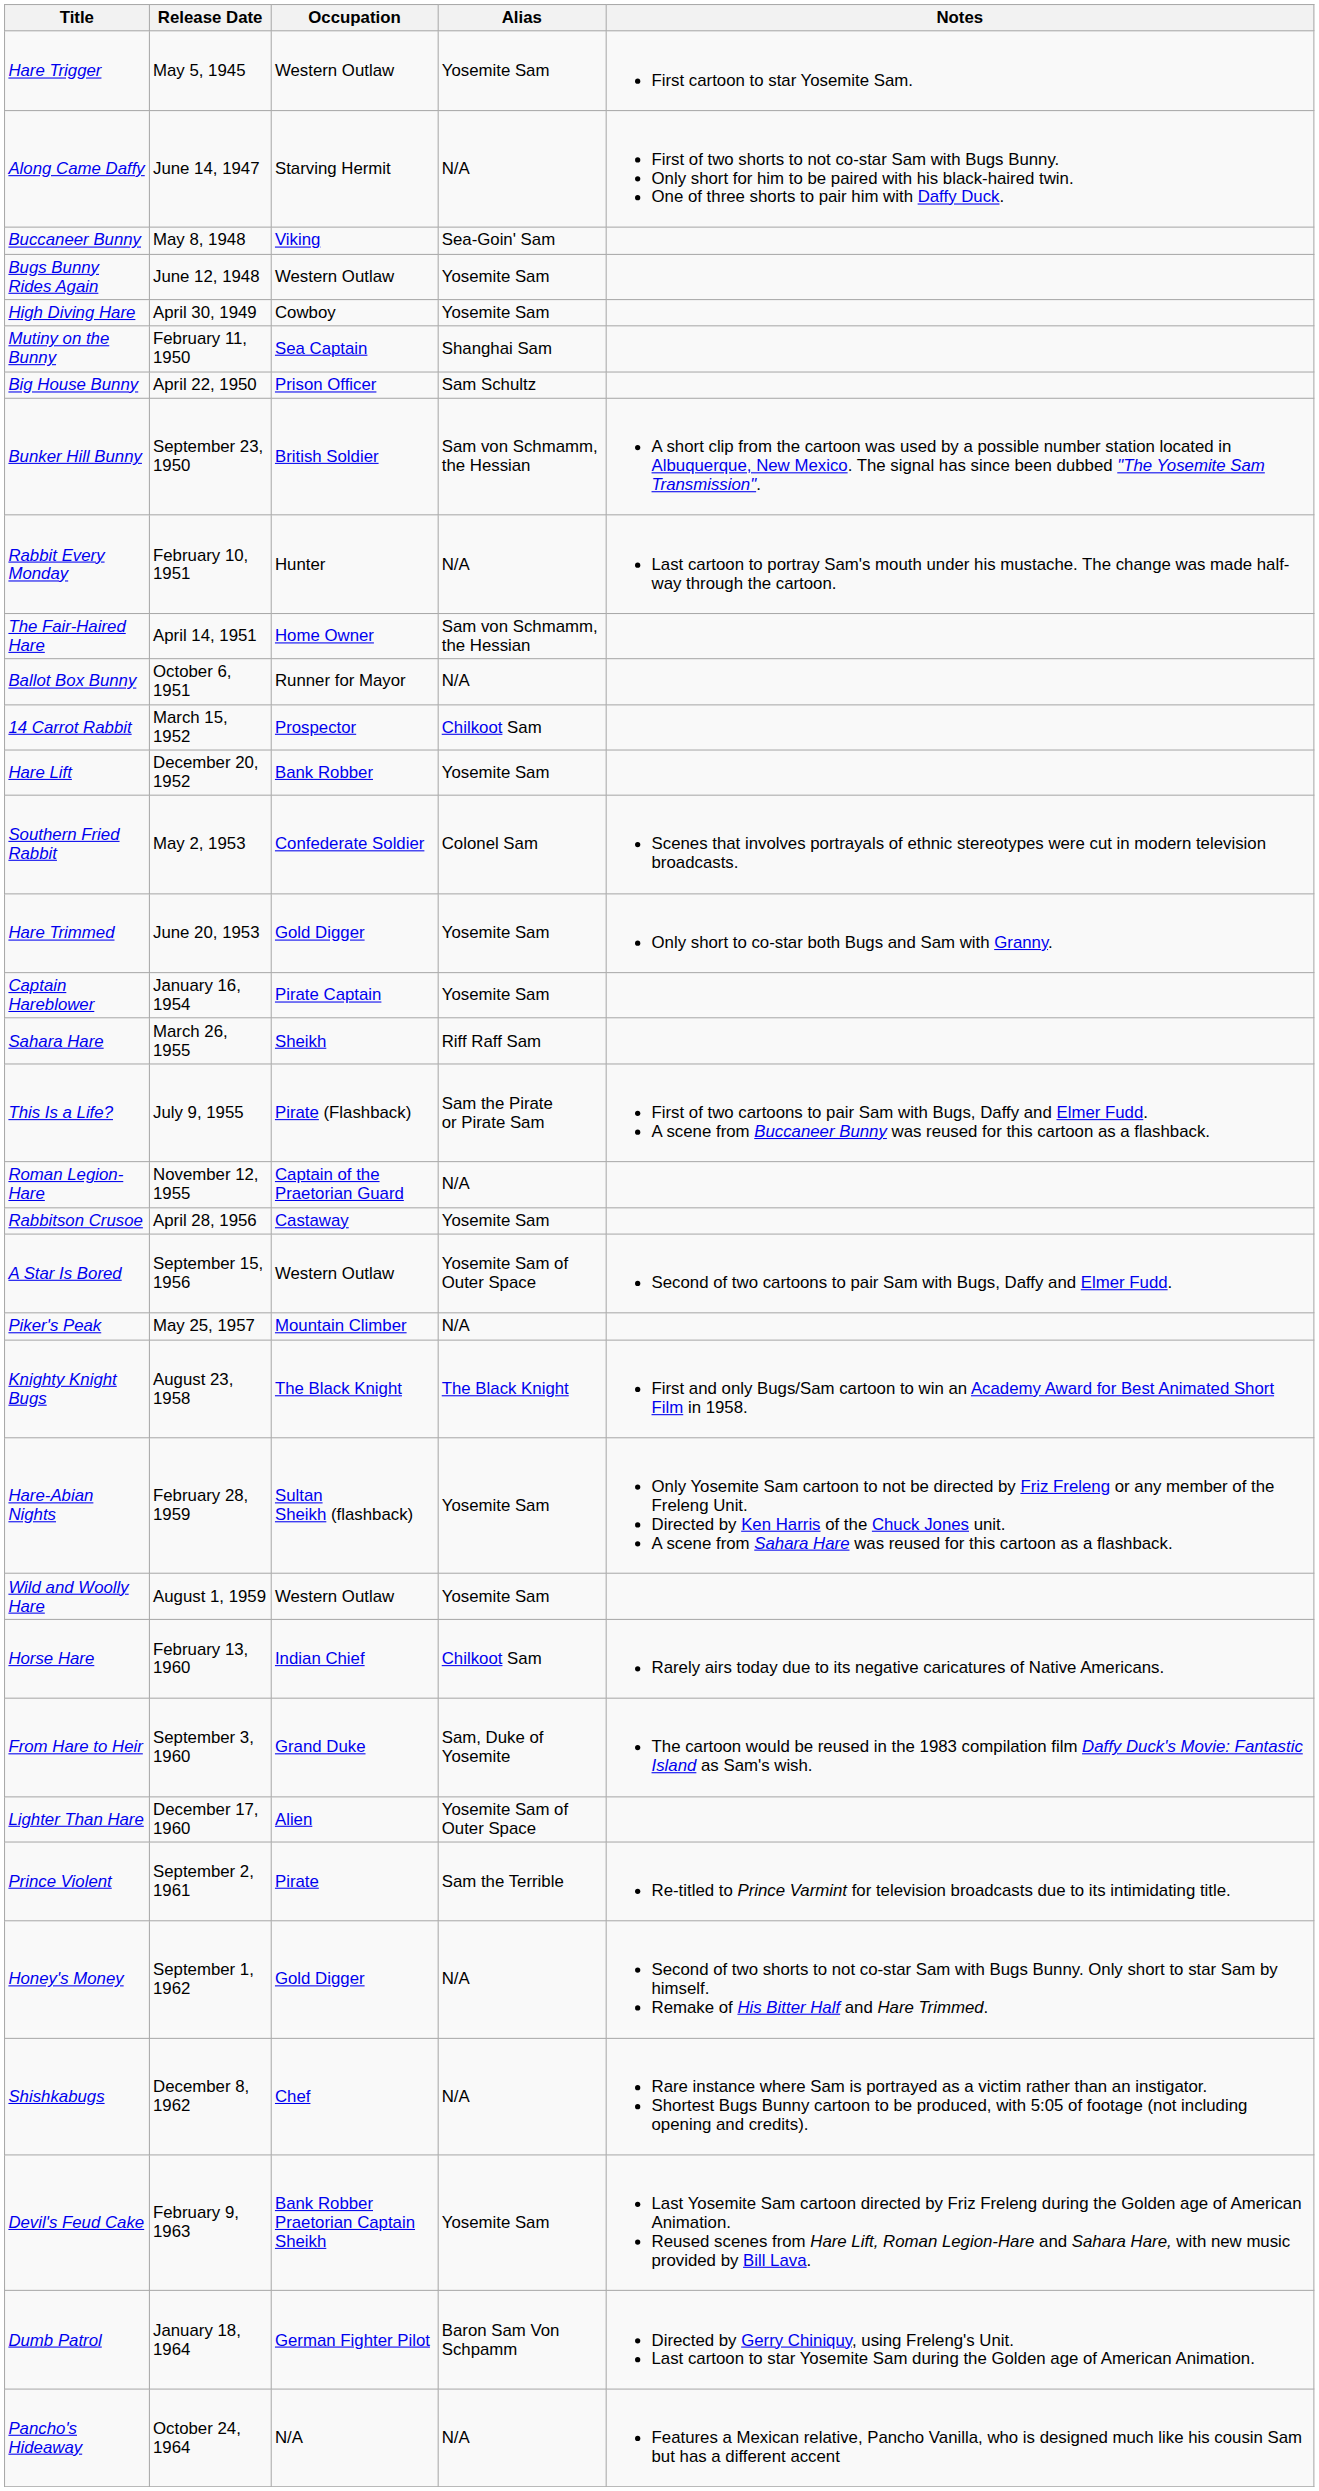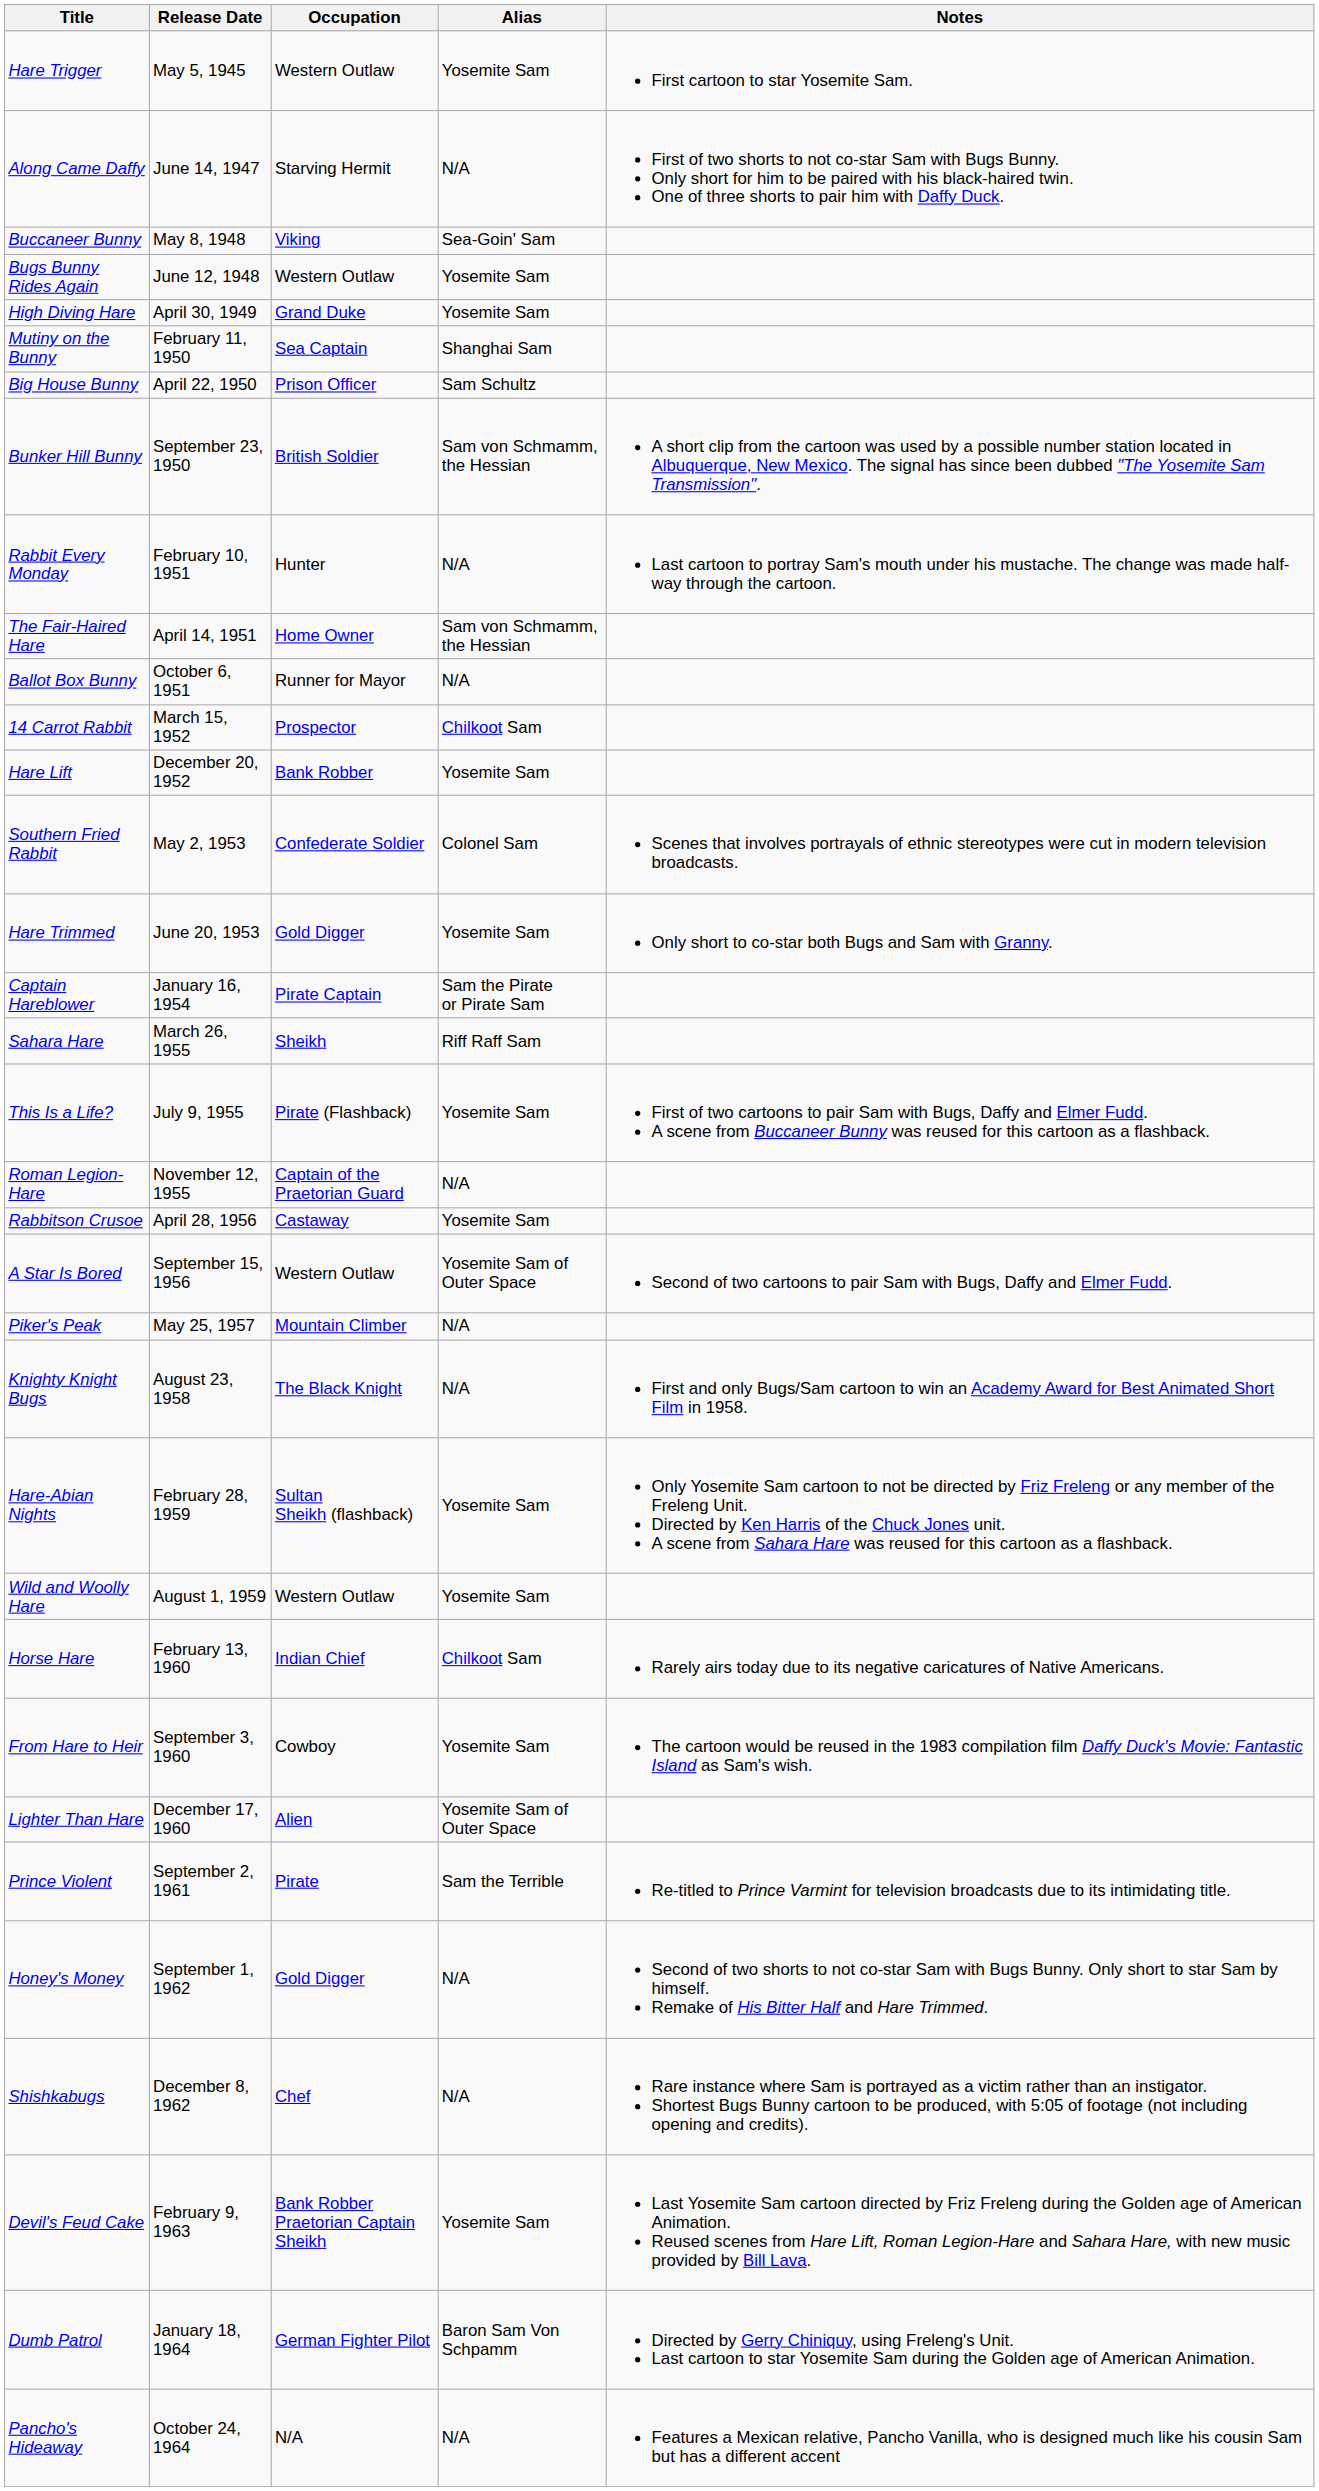(305, 312) Cowboy -> (320, 312) Grand Duke
(496, 995) Yosemite Sam -> (497, 995) Sam the Pirate or Pirate Sam
(497, 1112) Sam the Pirate or Pirate Sam -> (496, 1112) Yosemite Sam
(505, 1388) The Black Knight -> (456, 1388) N/A
(320, 1747) Grand Duke -> (305, 1747) Cowboy
(493, 1747) Sam, Duke of Yosemite -> (496, 1747) Yosemite Sam
